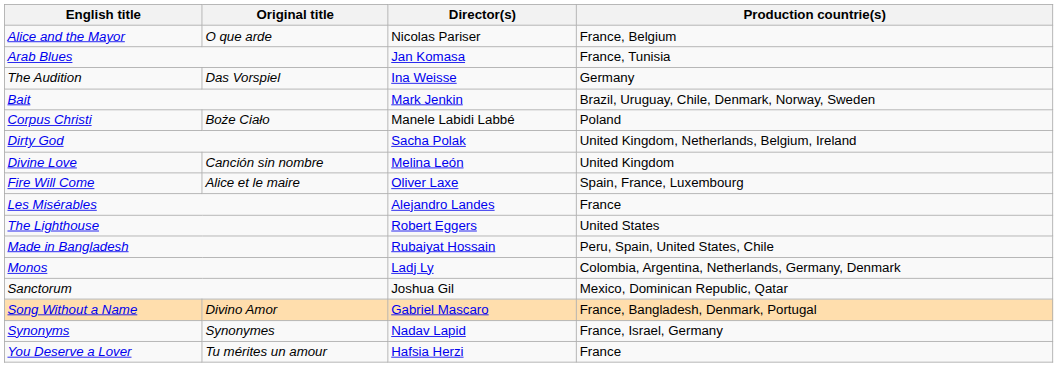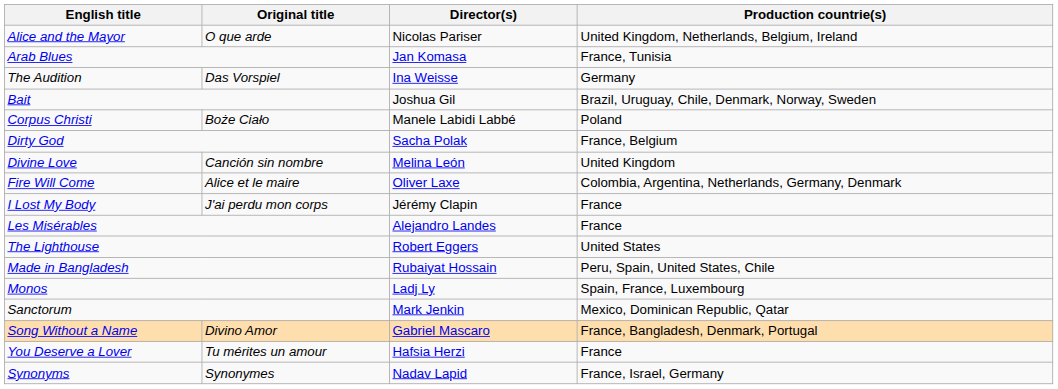(628, 36) France, Belgium -> (719, 36) United Kingdom, Netherlands, Belgium, Ireland
(427, 99) Mark Jenkin -> (424, 99) Joshua Gil
(718, 141) United Kingdom, Netherlands, Belgium, Ireland -> (629, 141) France, Belgium
(662, 183) Spain, France, Luxembourg -> (741, 183) Colombia, Argentina, Netherlands, Germany, Denmark
+ row: (51, 204)
(740, 267) Colombia, Argentina, Netherlands, Germany, Denmark -> (662, 288) Spain, France, Luxembourg
(423, 288) Joshua Gil -> (428, 309) Mark Jenkin
rows swapped: (38, 330) <-> (69, 352)
